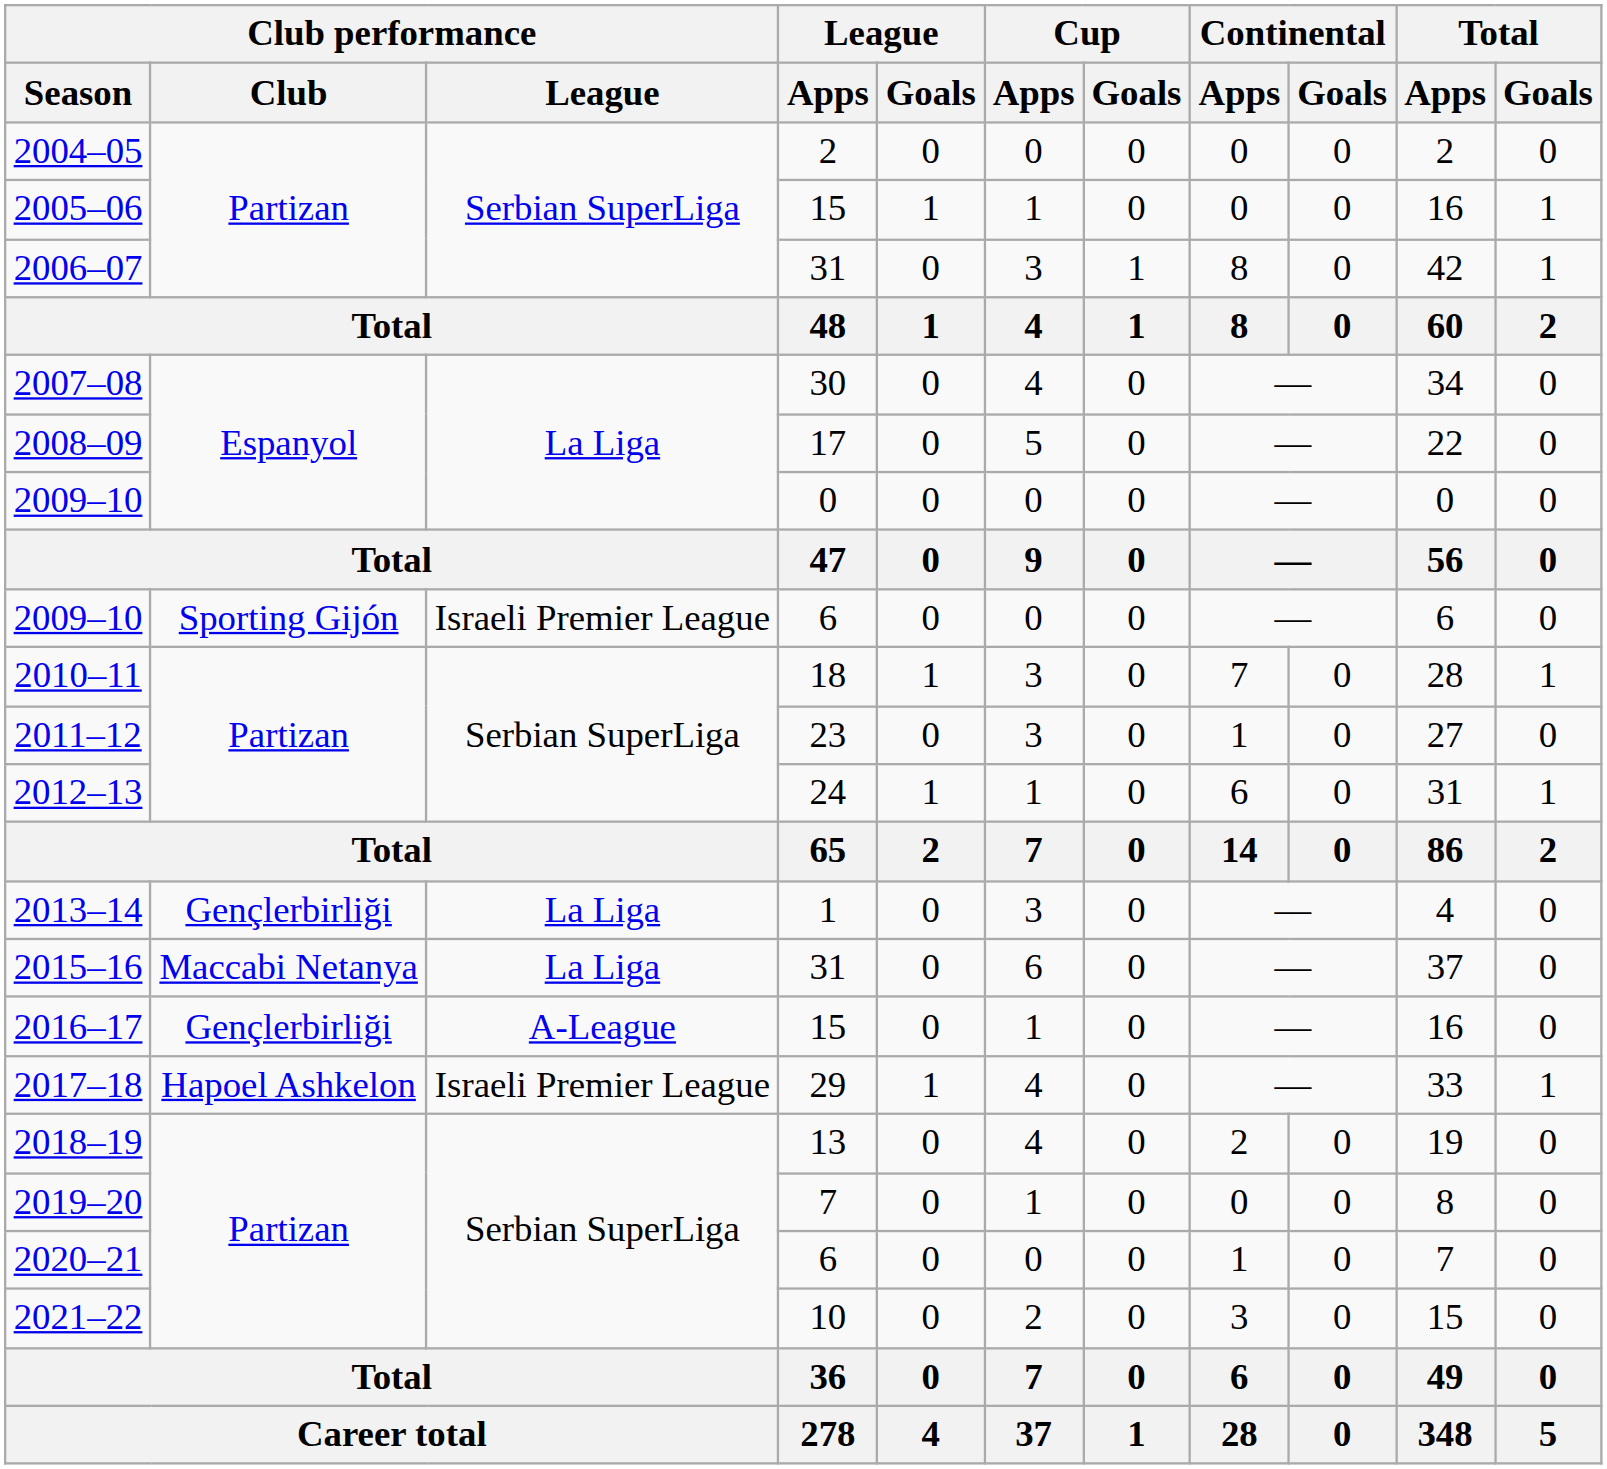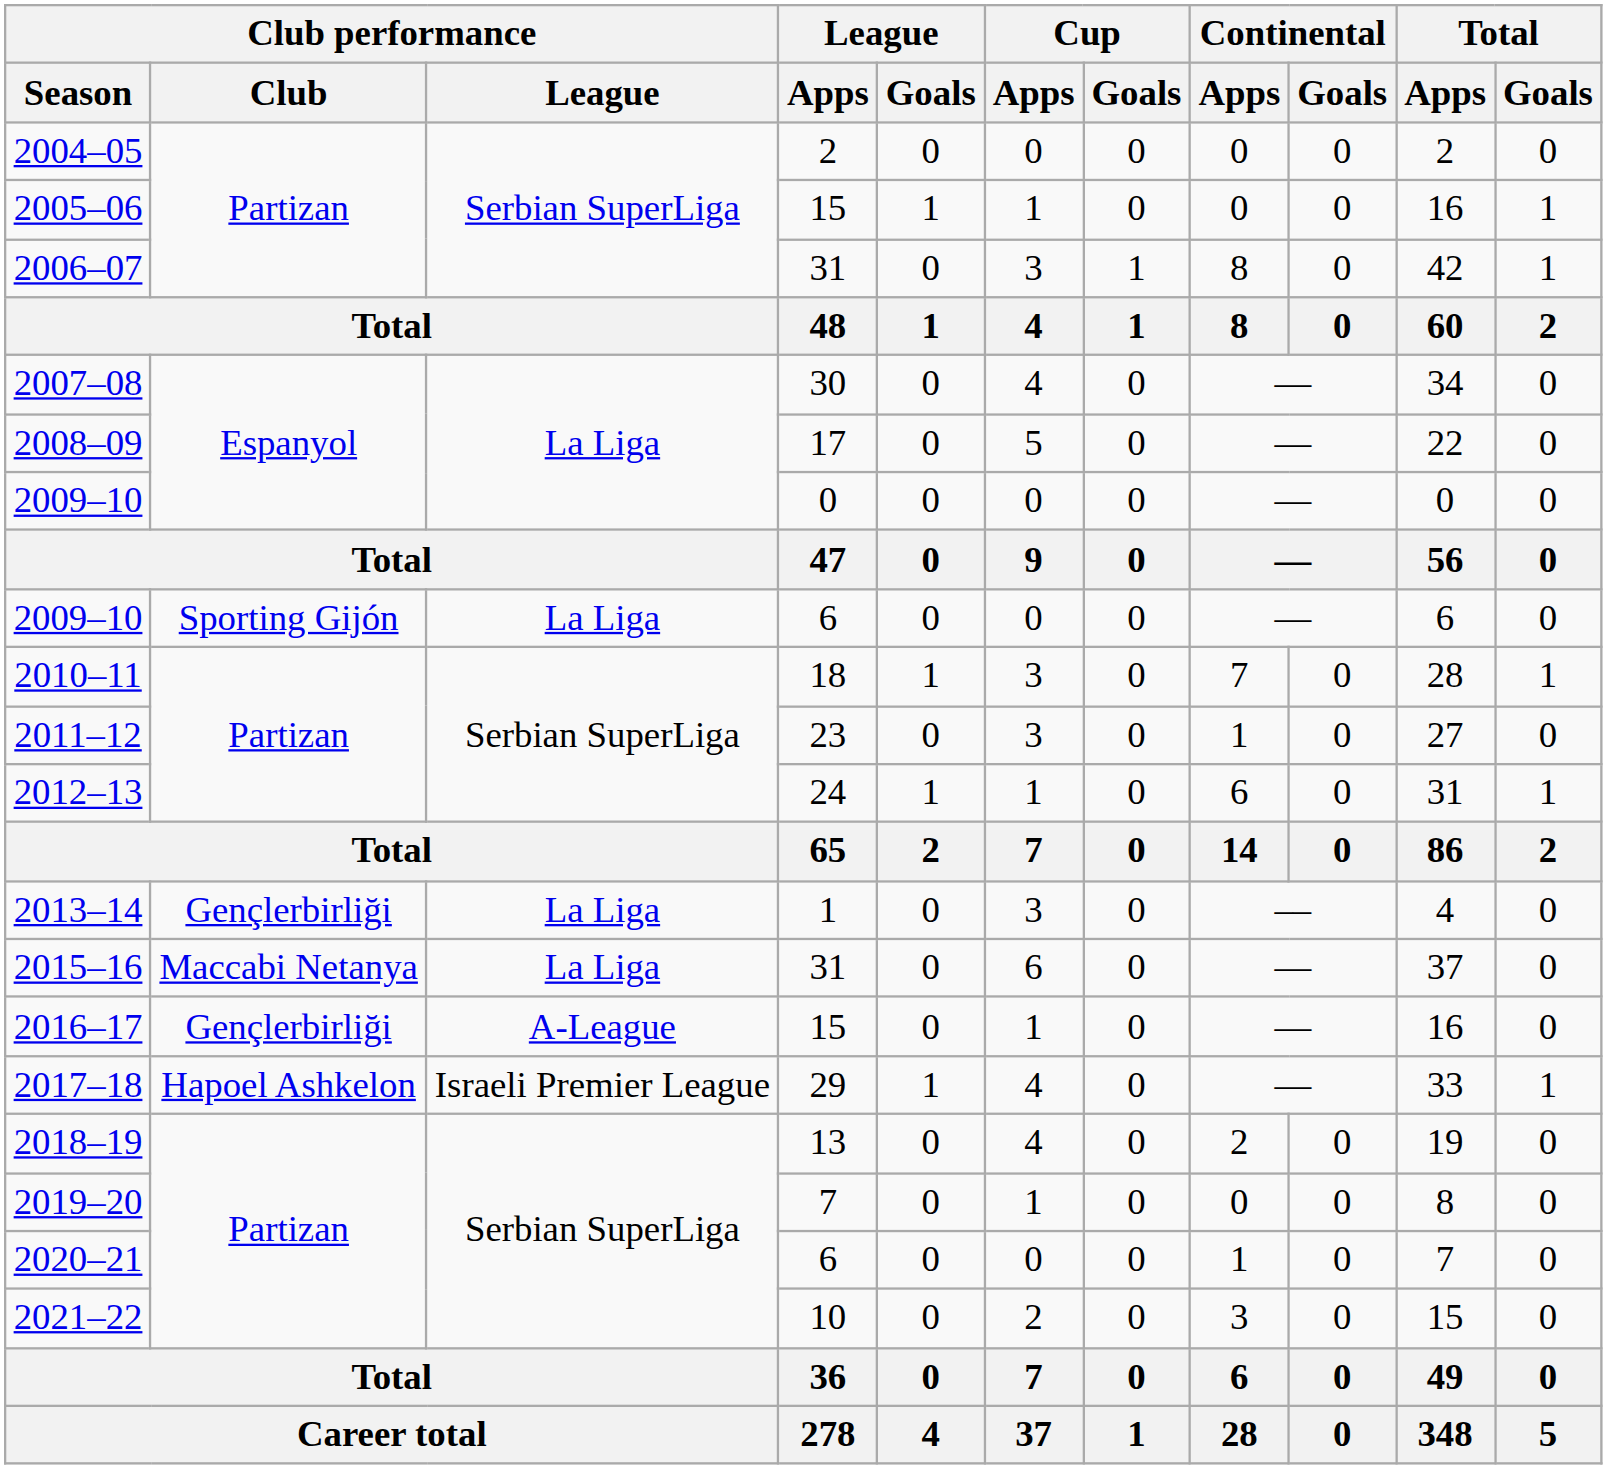(602, 617) Israeli Premier League -> (602, 617) La Liga
